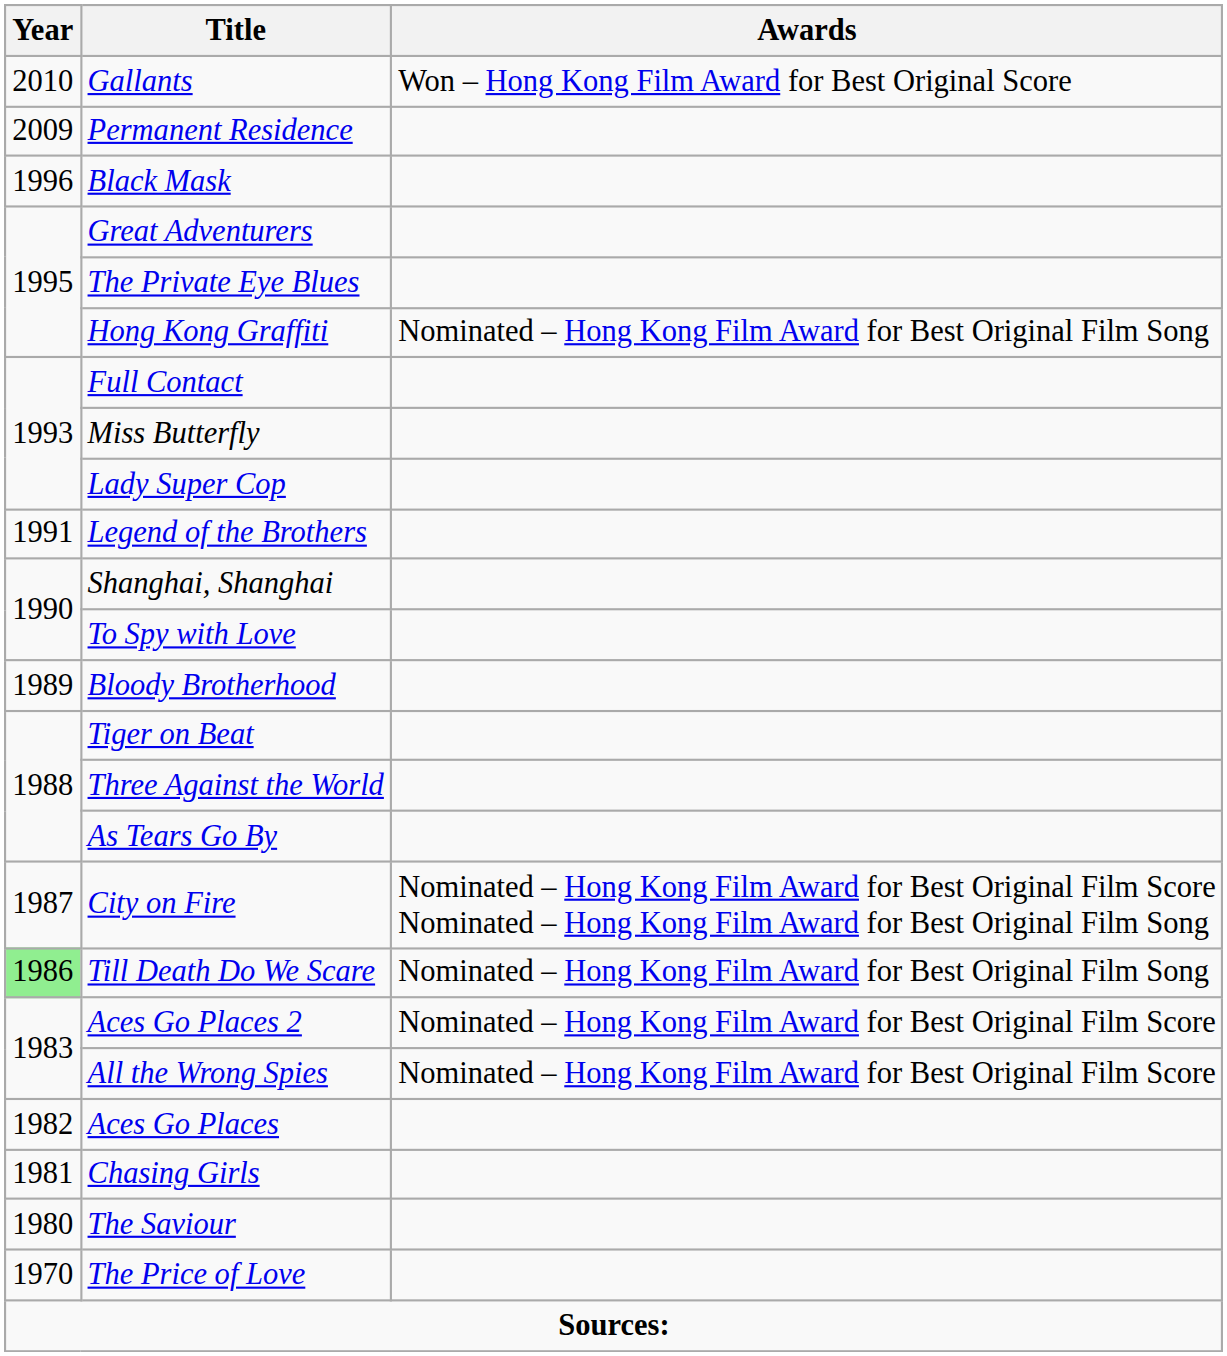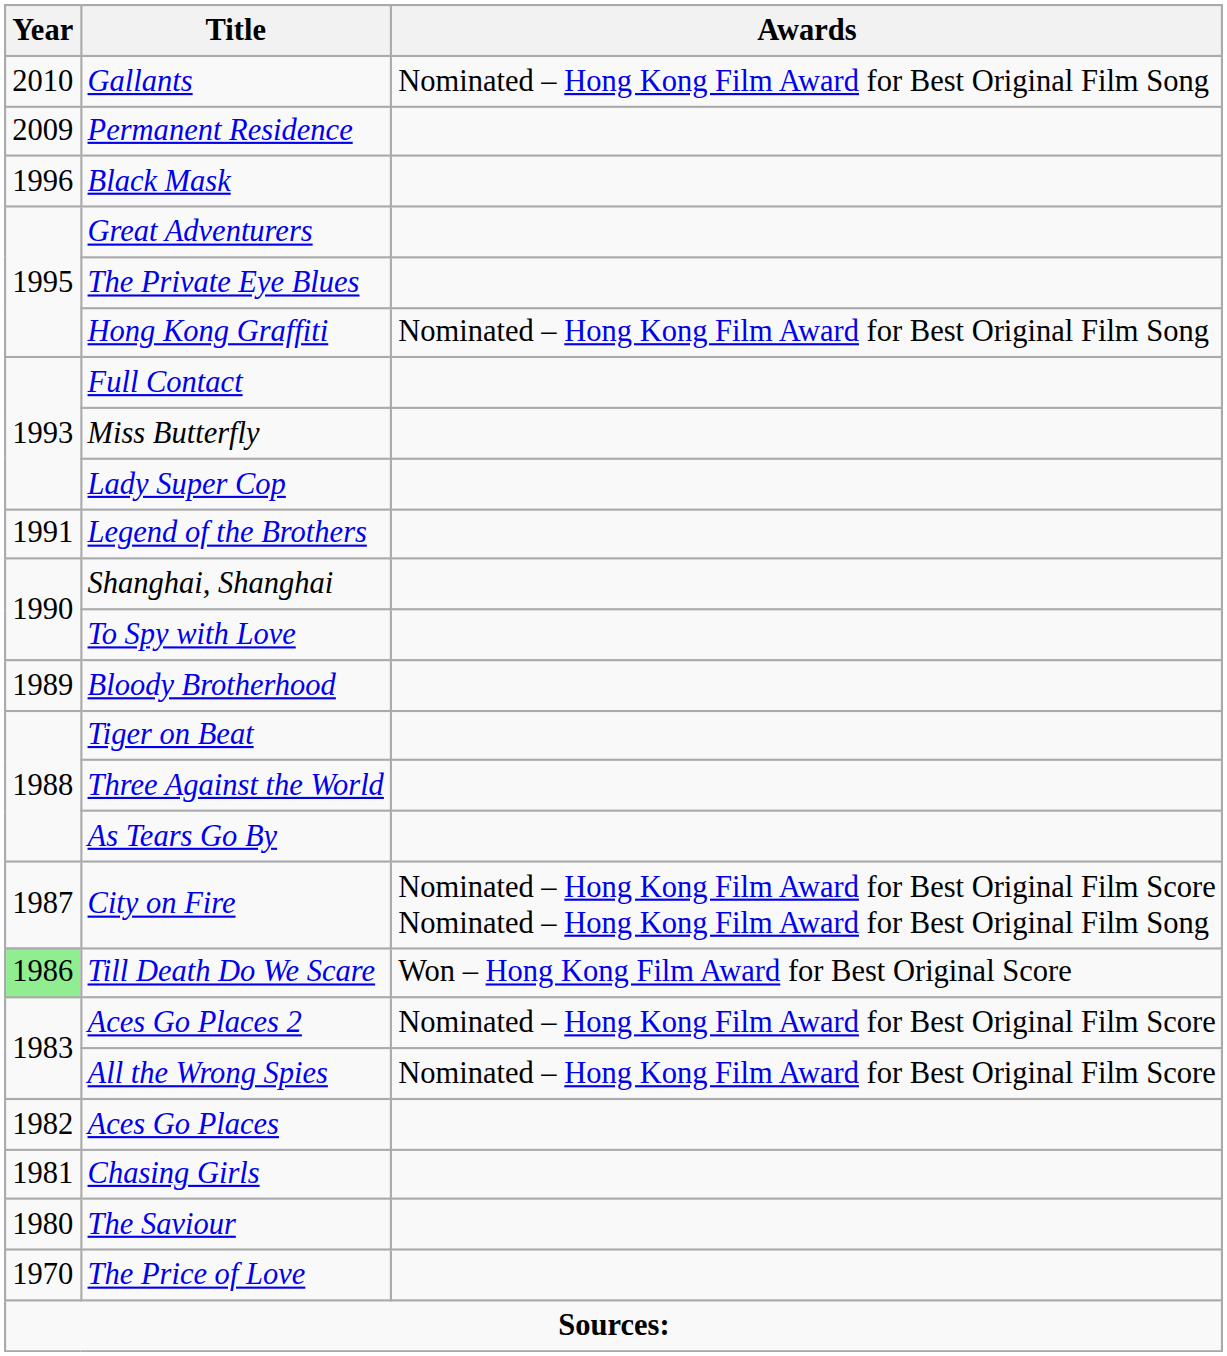(735, 80) Won – Hong Kong Film Award for Best Original Score -> (804, 80) Nominated – Hong Kong Film Award for Best Original Film Song
(804, 972) Nominated – Hong Kong Film Award for Best Original Film Song -> (735, 972) Won – Hong Kong Film Award for Best Original Score
